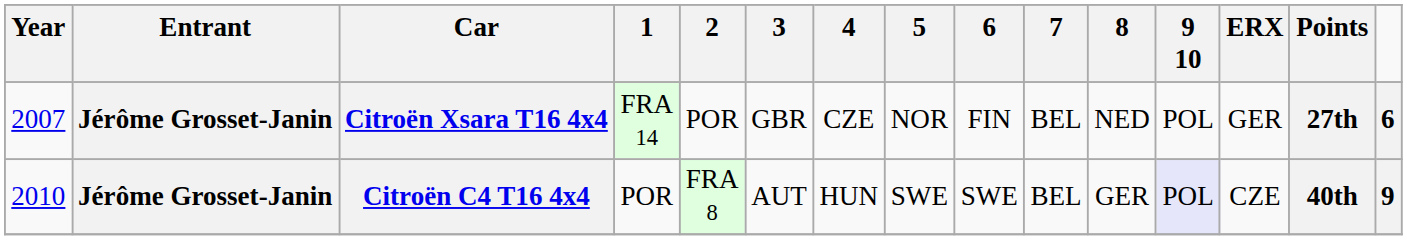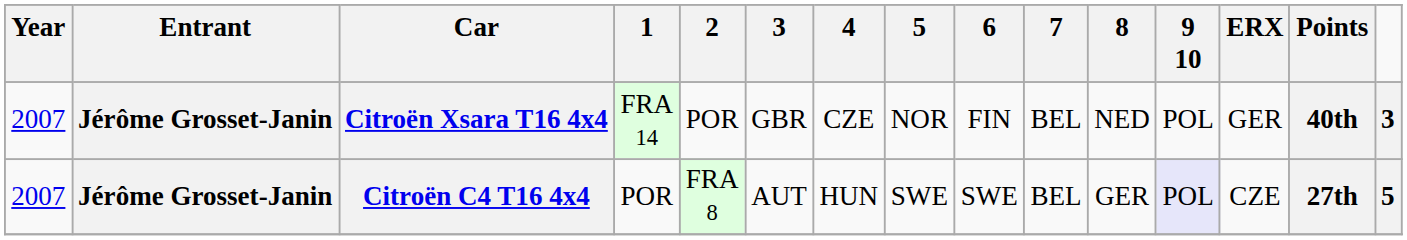(1332, 119) 27th -> (1332, 119) 40th
(1388, 119) 6 -> (1388, 119) 3
(38, 196) 2010 -> (38, 196) 2007
(1332, 196) 40th -> (1332, 196) 27th
(1388, 196) 9 -> (1388, 196) 5
